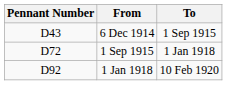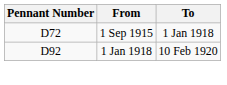- row: (127, 32)
